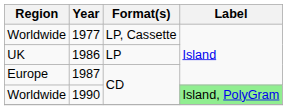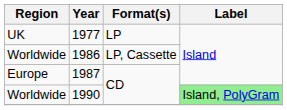(37, 34) Worldwide -> (16, 34) UK
(141, 34) LP, Cassette -> (114, 34) LP
(16, 54) UK -> (37, 54) Worldwide
(114, 54) LP -> (141, 54) LP, Cassette
